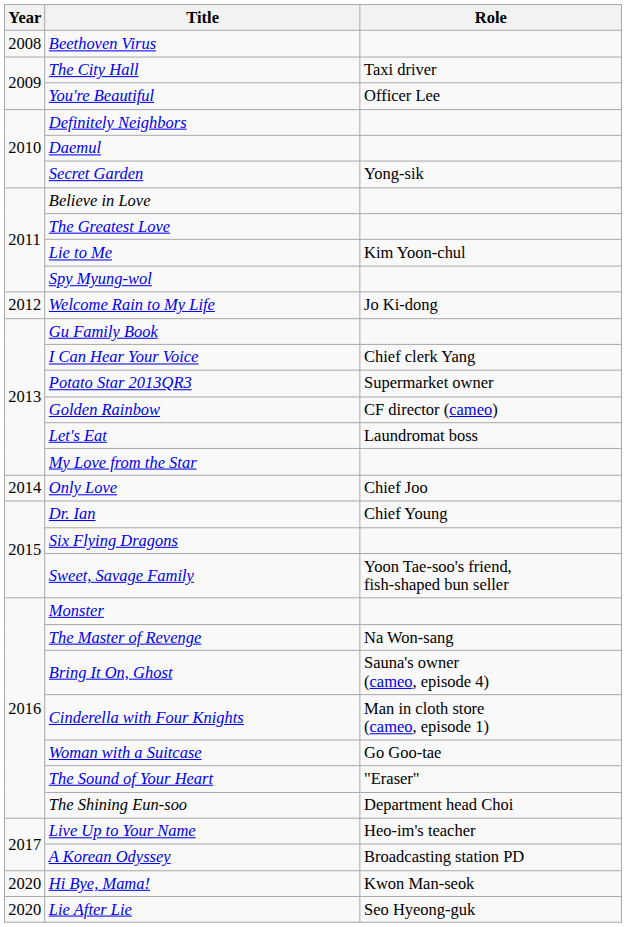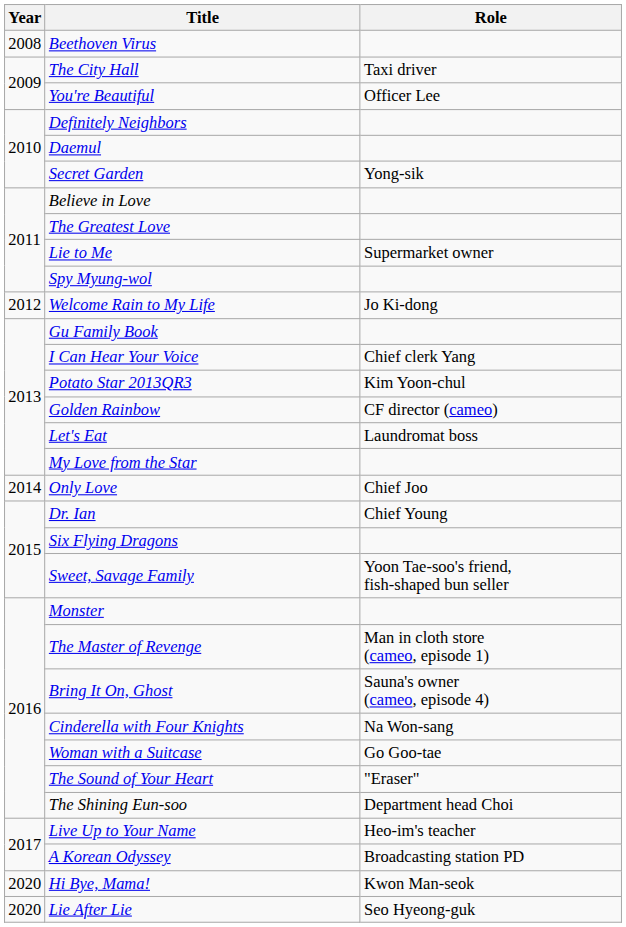(415, 252) Kim Yoon-chul -> (429, 252) Supermarket owner
(429, 383) Supermarket owner -> (415, 383) Kim Yoon-chul
(409, 637) Na Won-sang -> (427, 646) Man in cloth store (cameo, episode 1)
(427, 717) Man in cloth store (cameo, episode 1) -> (409, 726) Na Won-sang
